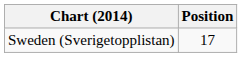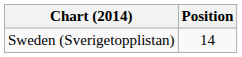(207, 40) 17 -> (207, 40) 14
